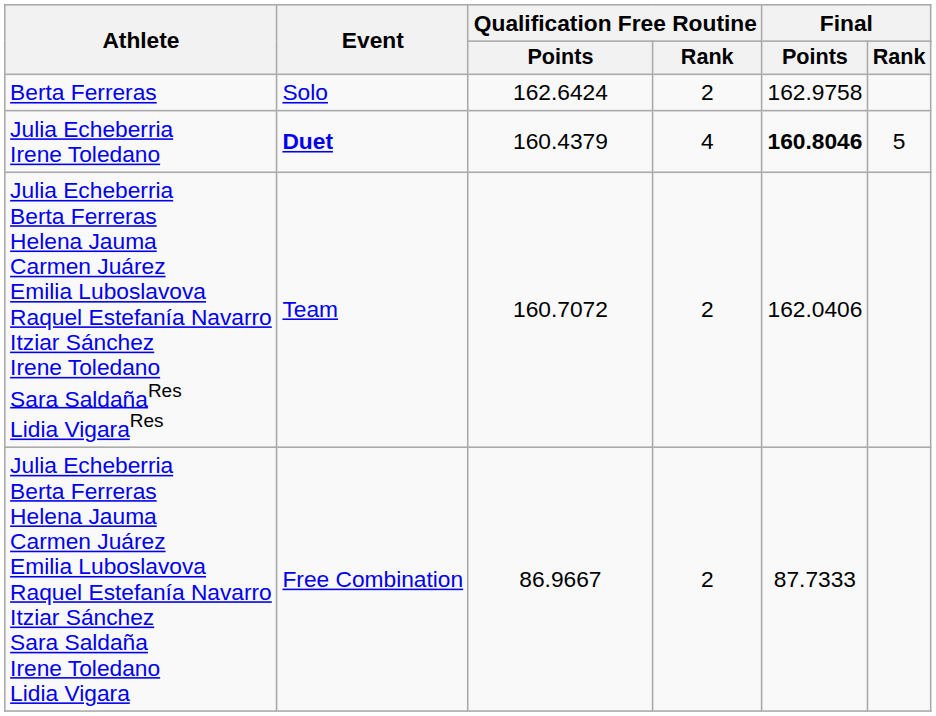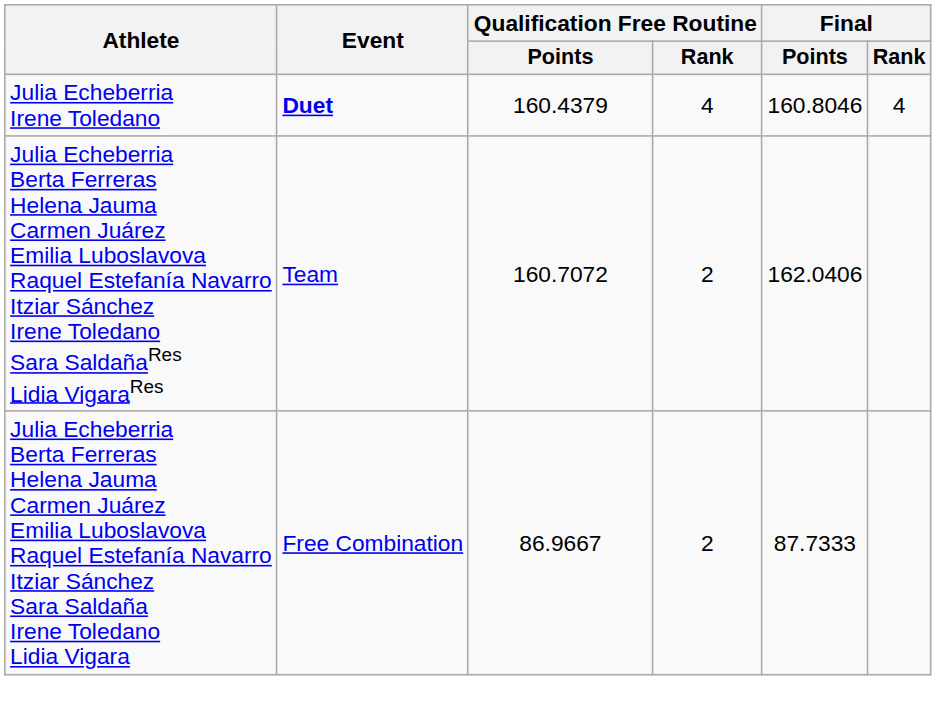- row: (83, 93)
(815, 142) bold -> (815, 106) normal
(899, 142) 5 -> (899, 106) 4
